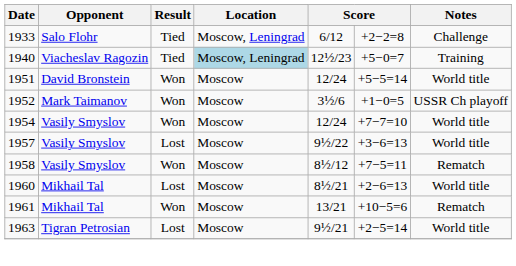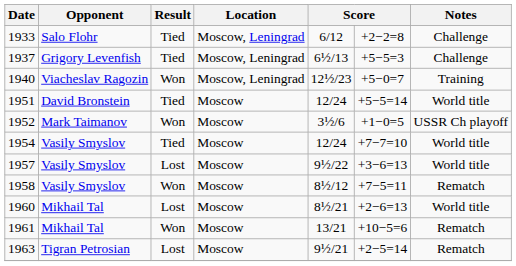+ row: (22, 57)
(173, 57) Tied -> (173, 79) Won
(251, 57) lightblue background -> (251, 79) no background
(173, 79) Won -> (173, 100) Tied
(173, 121) Won -> (173, 143) Tied
(461, 228) World title -> (461, 249) Rematch
